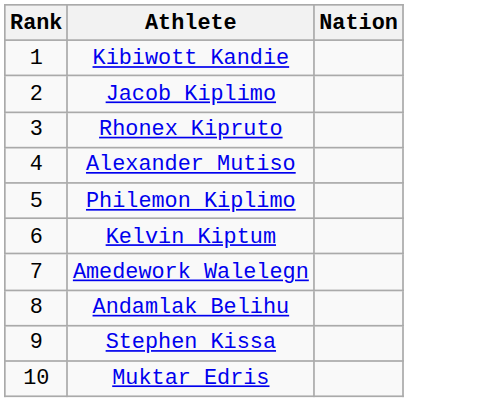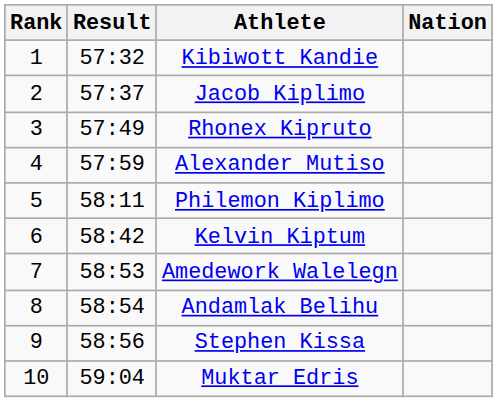+ column: (112, 23)
